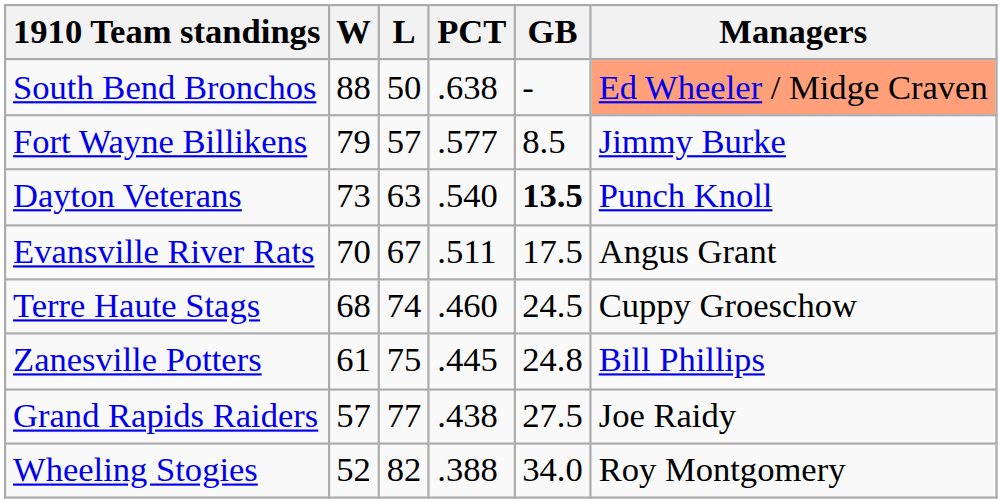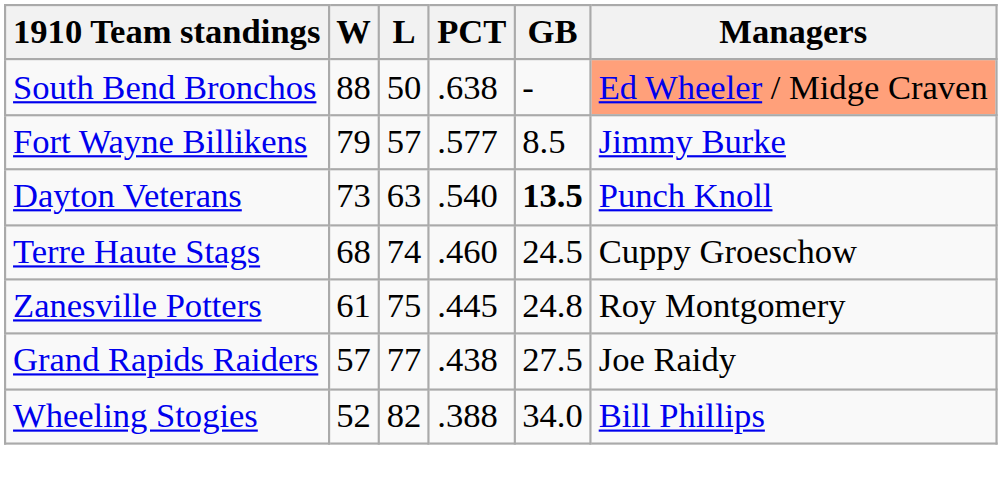- row: (164, 251)
(682, 360) Bill Phillips -> (722, 305) Roy Montgomery
(722, 470) Roy Montgomery -> (682, 415) Bill Phillips
